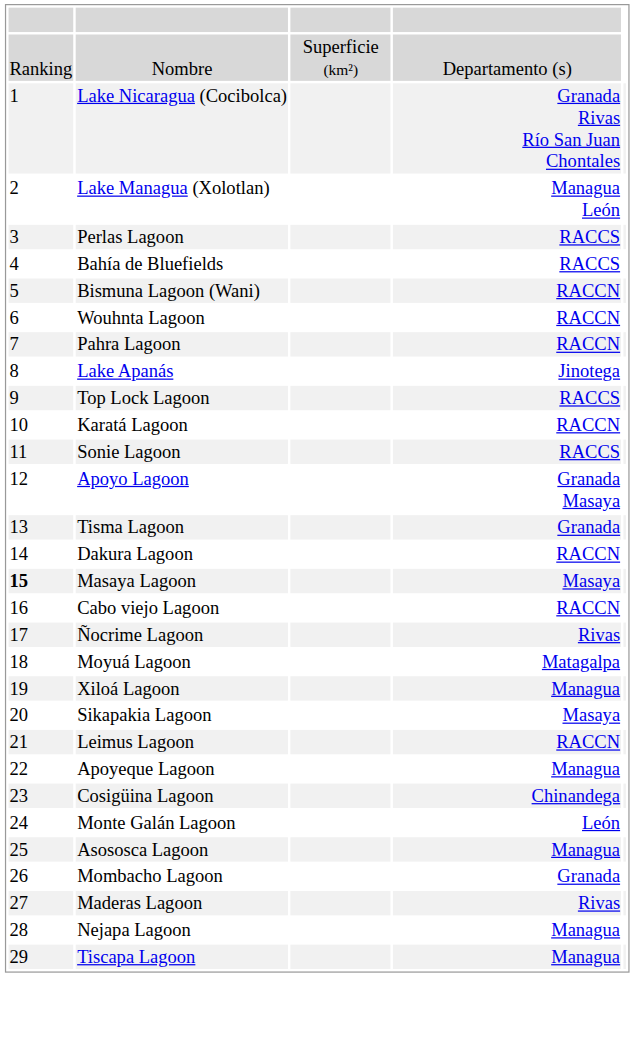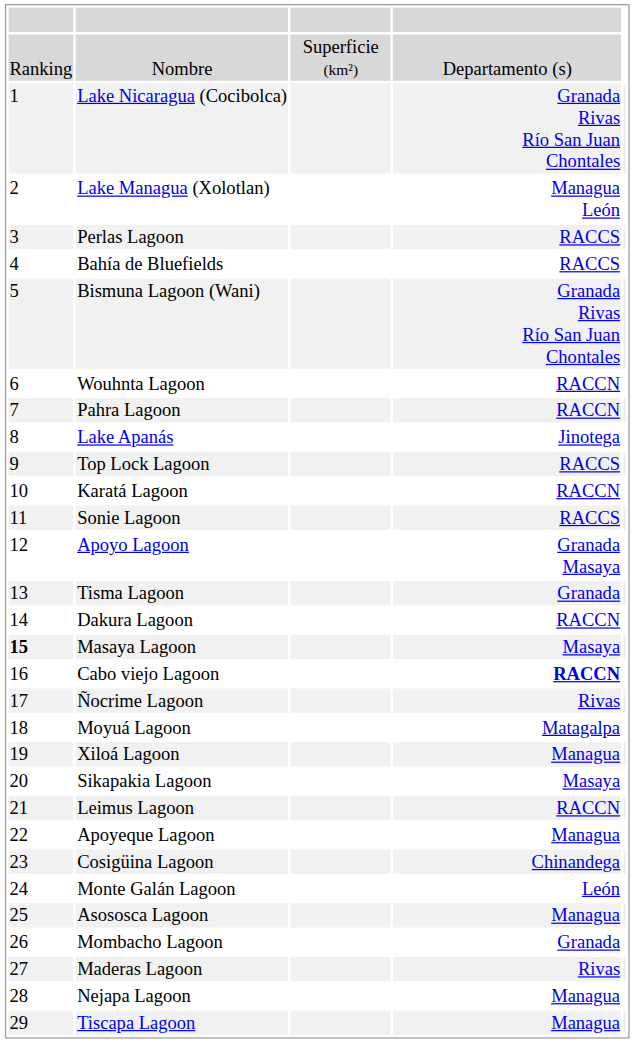(588, 290) RACCN -> (571, 323) Granada Rivas Río San Juan Chontales
(588, 607) normal -> (587, 673) bold
